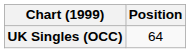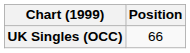(156, 36) 64 -> (156, 36) 66
